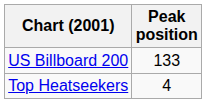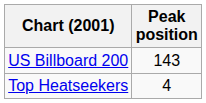(167, 60) 133 -> (167, 60) 143
